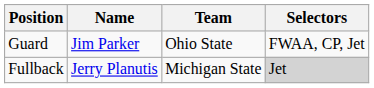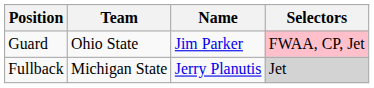columns swapped: (114, 17) <-> (213, 17)
(317, 44) no background -> (317, 44) pink background
